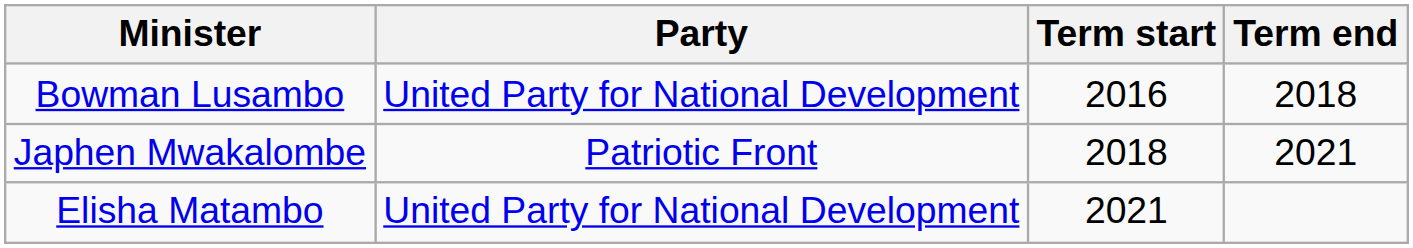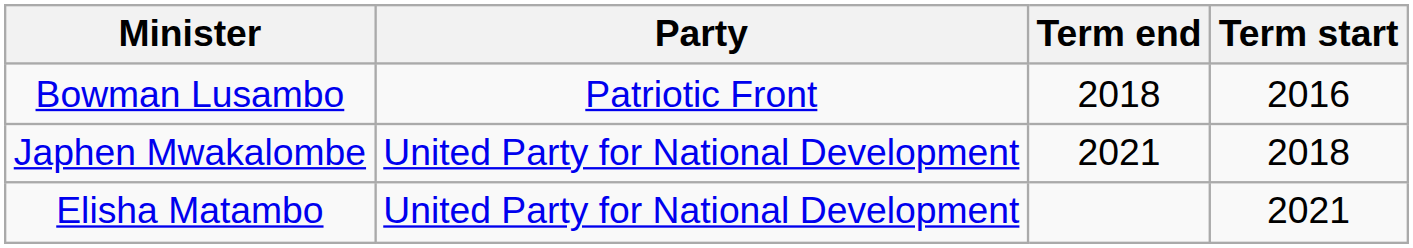columns swapped: (1126, 34) <-> (1316, 34)
(701, 93) United Party for National Development -> (701, 93) Patriotic Front
(701, 152) Patriotic Front -> (701, 152) United Party for National Development
